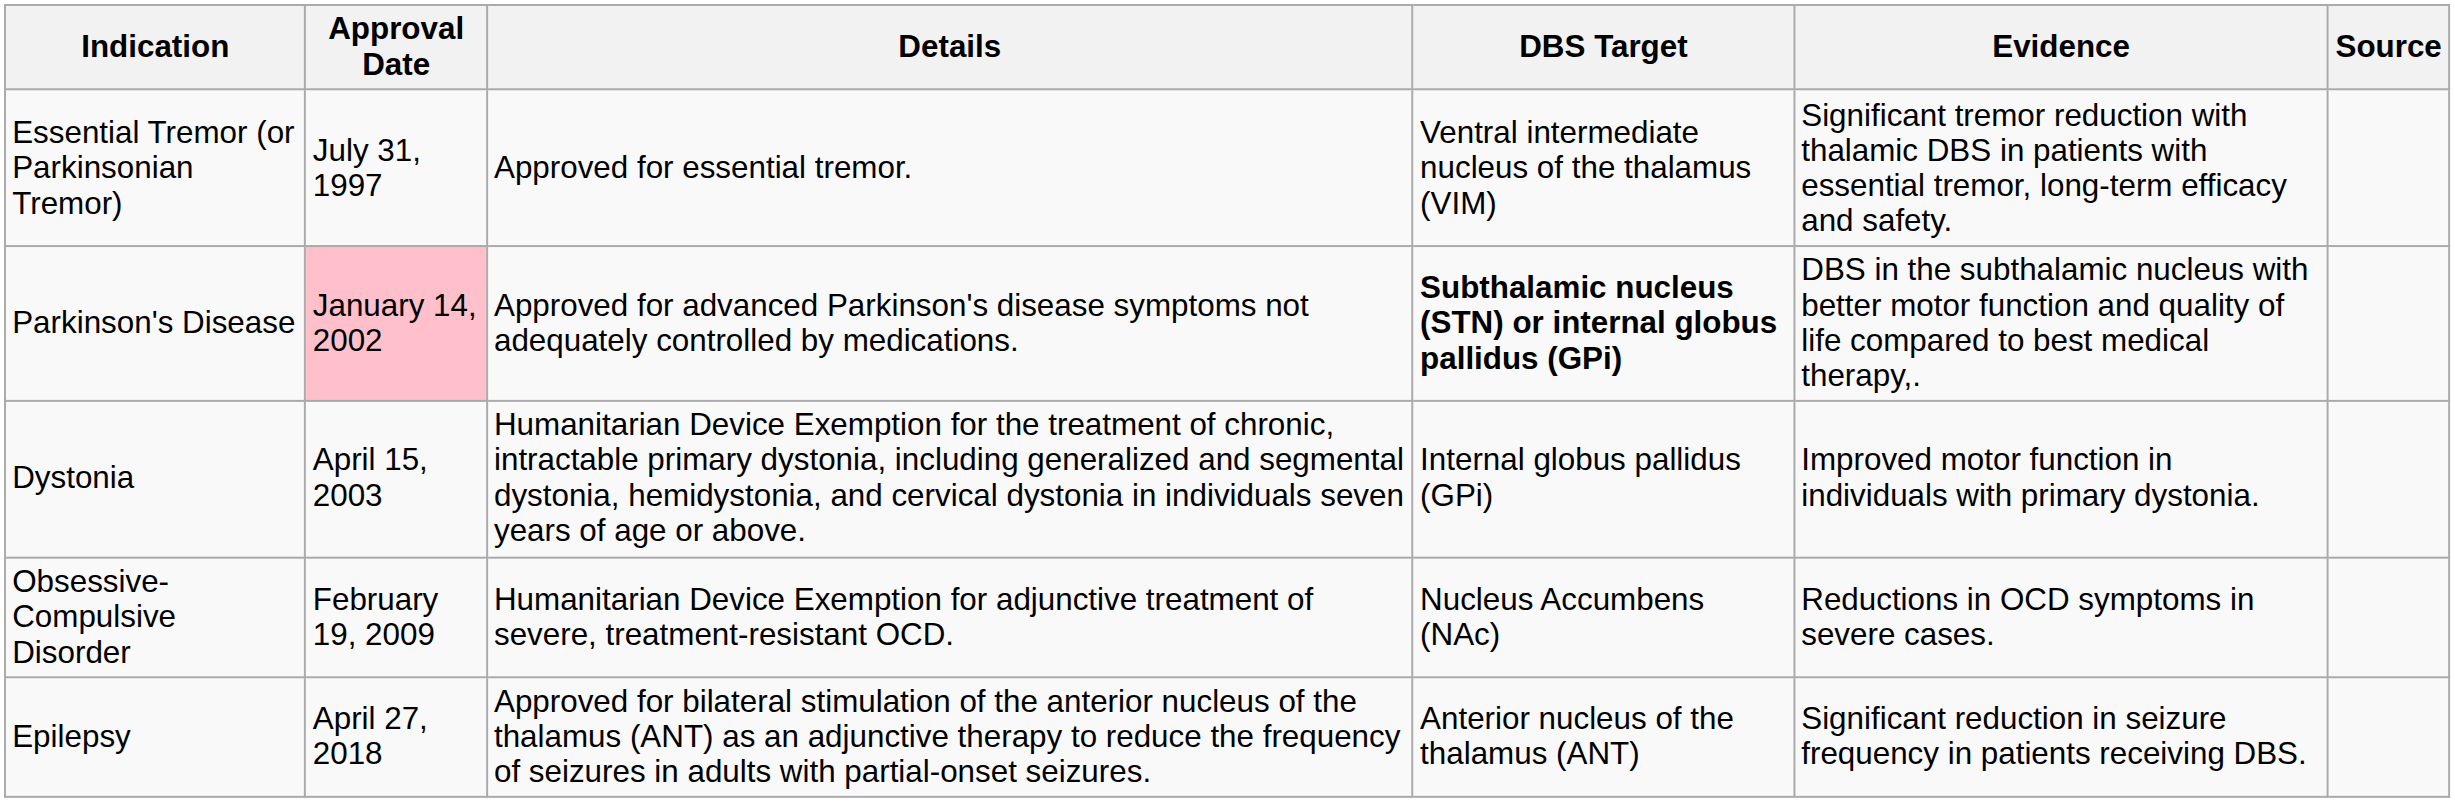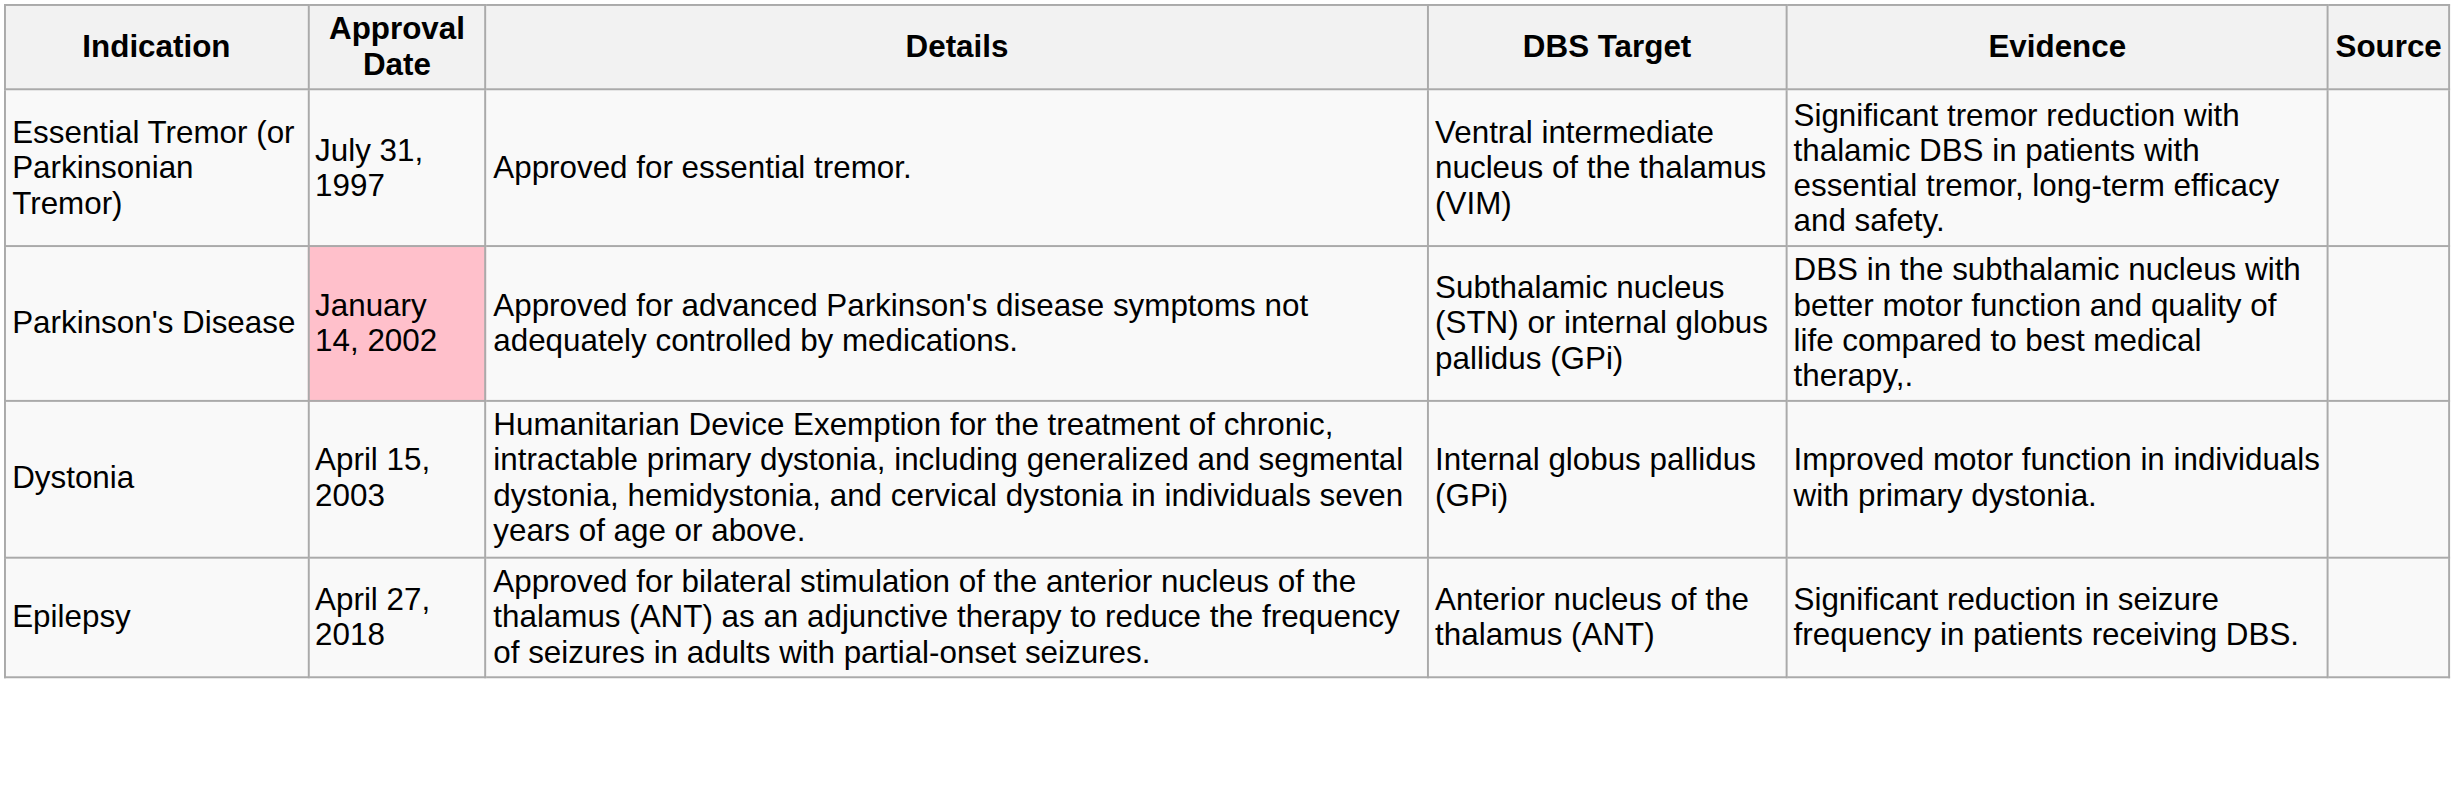(1599, 322) bold -> (1602, 322) normal
- row: (94, 616)
